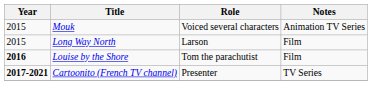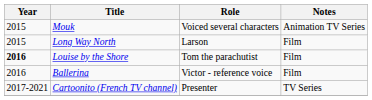+ row: (71, 73)
(27, 73) bold -> (27, 88) normal
